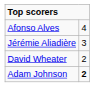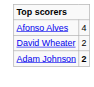- row: (42, 43)
